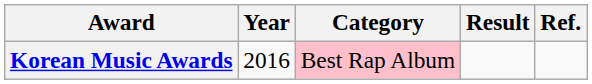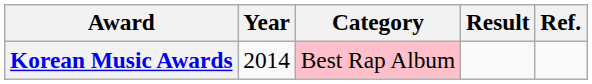(267, 60) 2016 -> (267, 60) 2014
